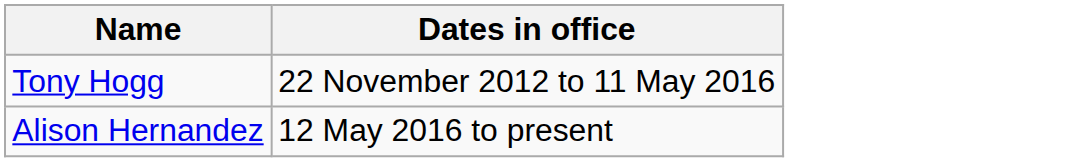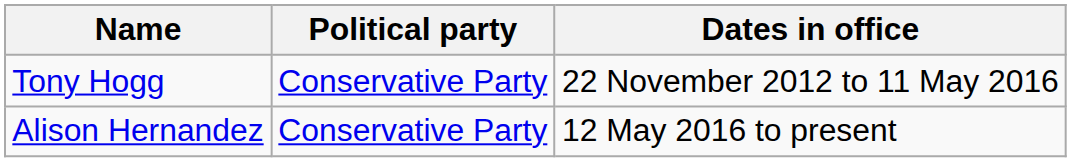+ column: (413, 29)
